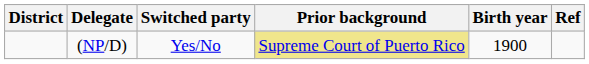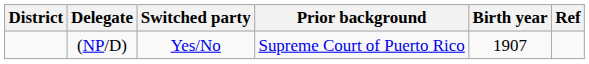(362, 44) khaki background -> (362, 44) no background
(510, 44) 1900 -> (510, 44) 1907
